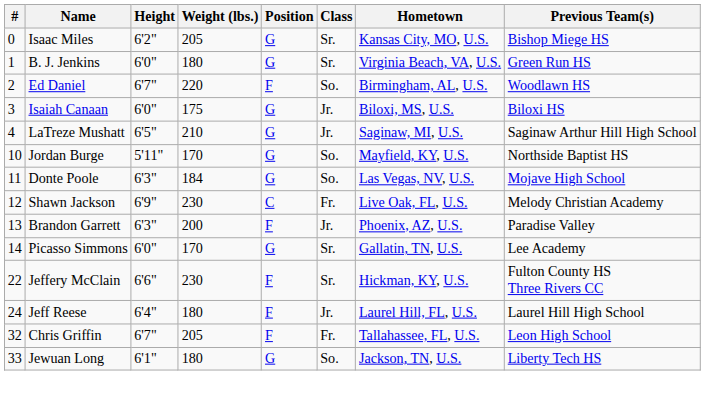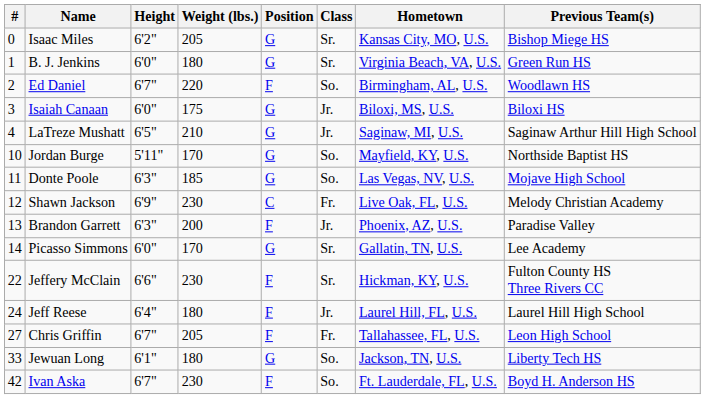(192, 179) 184 -> (192, 179) 185
(15, 335) 32 -> (15, 335) 27
+ row: (57, 382)
